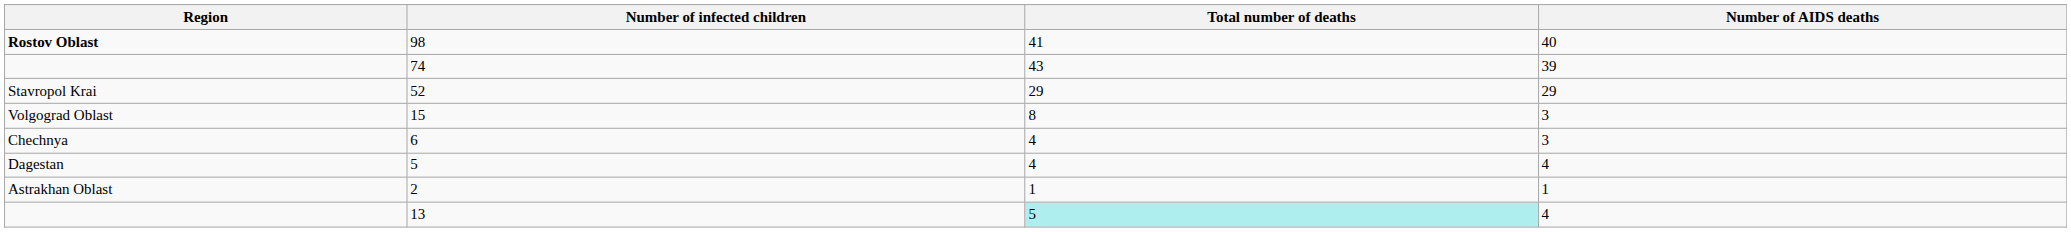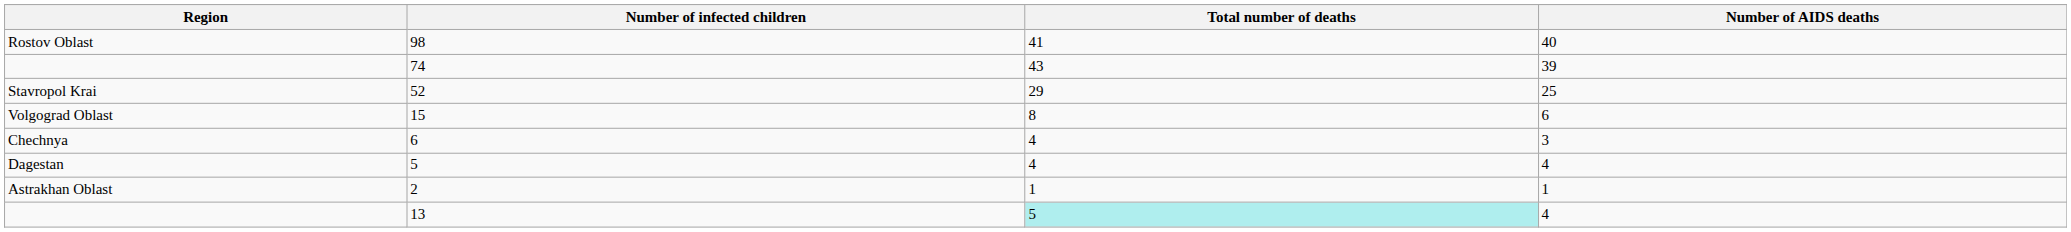(53, 41) bold -> (51, 41) normal
(1549, 91) 29 -> (1549, 91) 25
(1545, 116) 3 -> (1545, 116) 6
